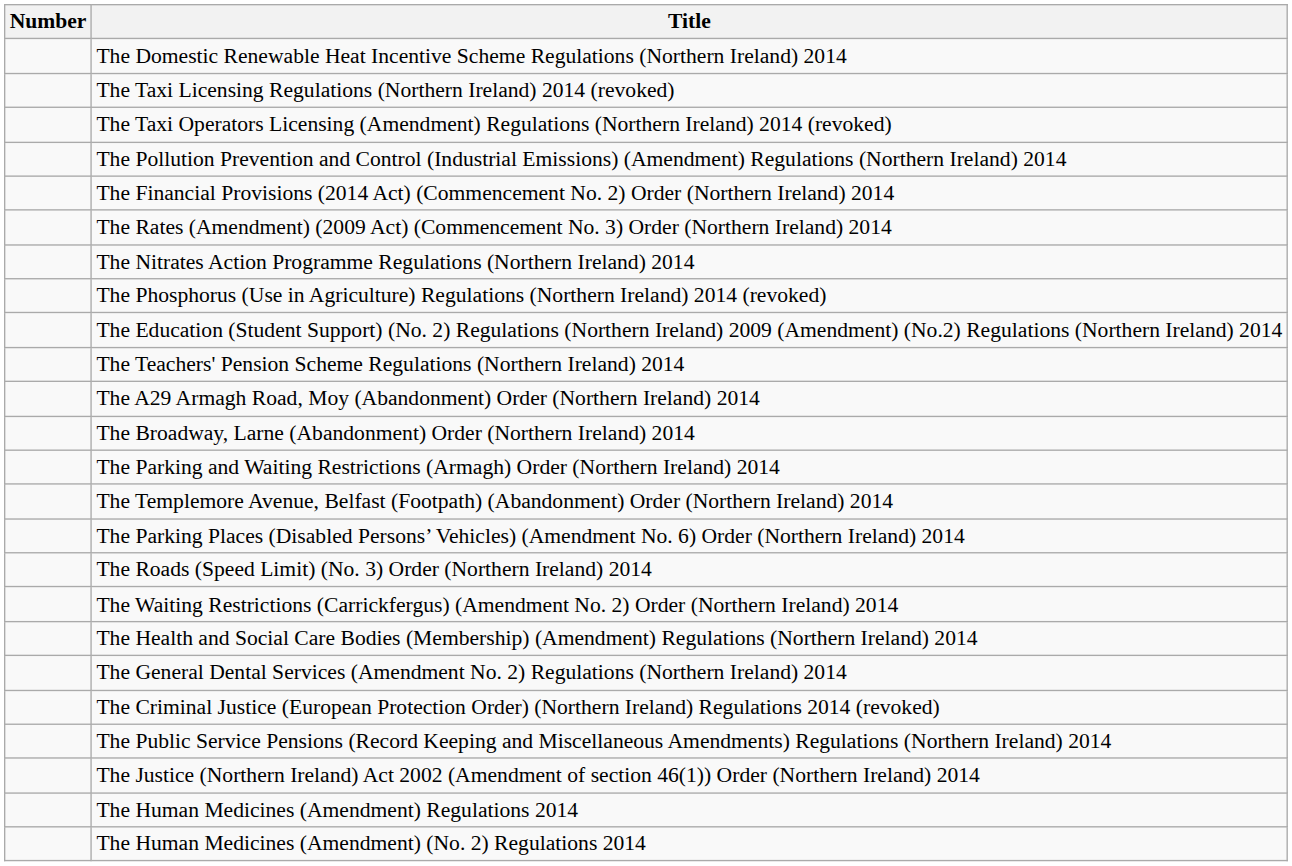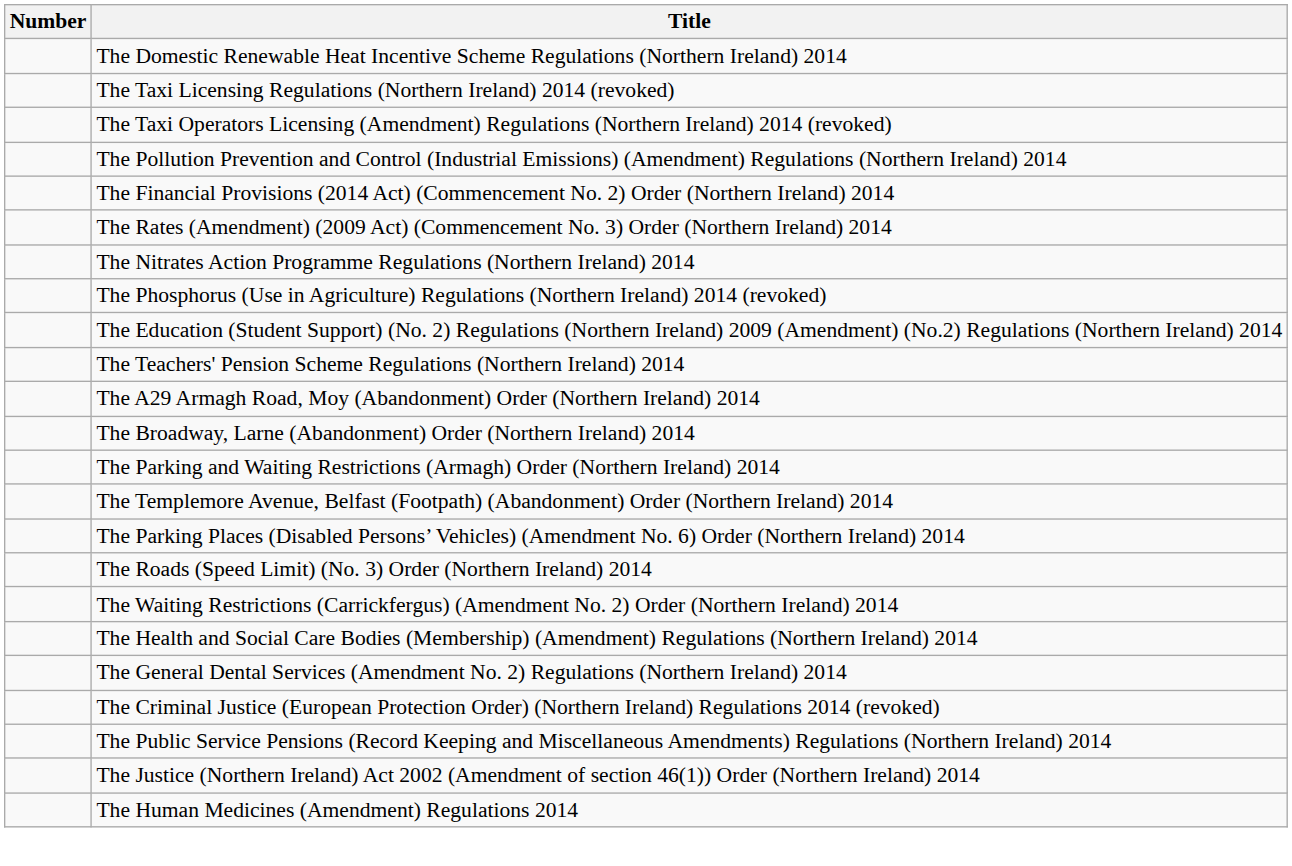- row: (371, 843)
